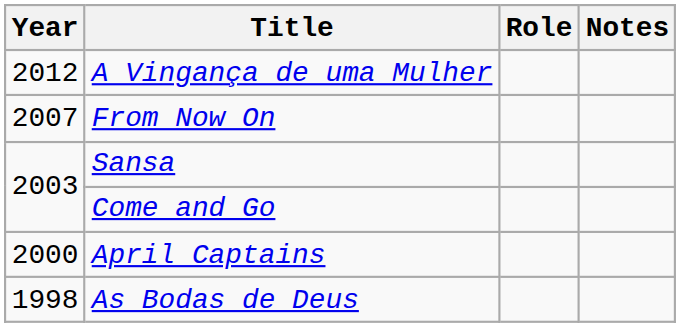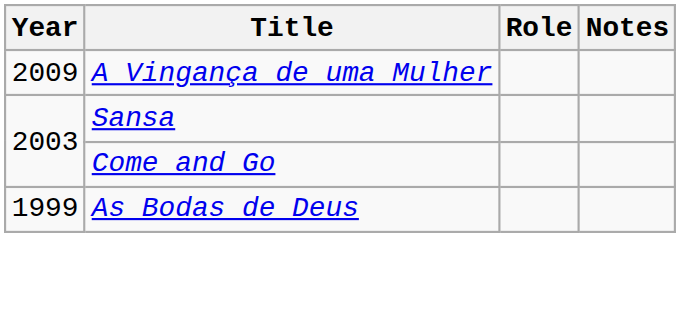(45, 73) 2012 -> (45, 73) 2009
- row: (184, 118)
- row: (209, 254)
(45, 300) 1998 -> (45, 209) 1999
